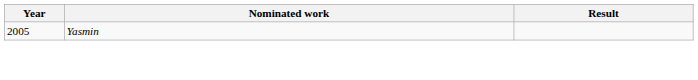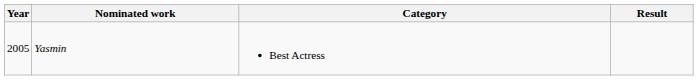+ column: (425, 13)
